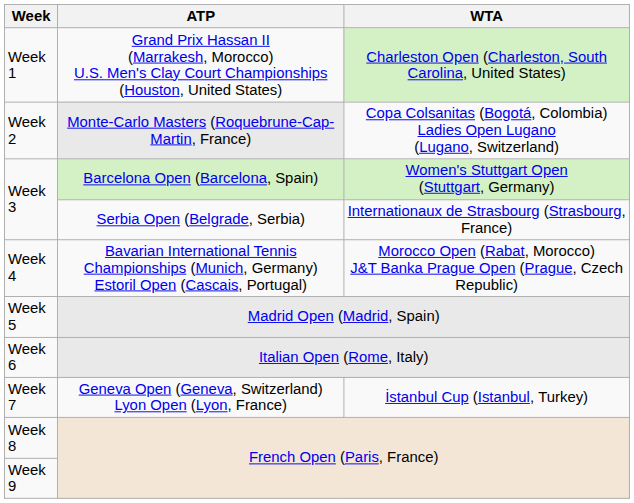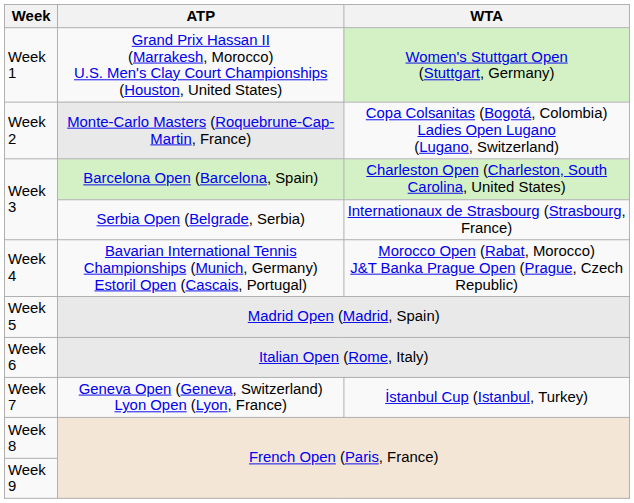(487, 65) Charleston Open (Charleston, South Carolina, United States) -> (487, 65) Women's Stuttgart Open (Stuttgart, Germany)
(487, 179) Women's Stuttgart Open (Stuttgart, Germany) -> (487, 179) Charleston Open (Charleston, South Carolina, United States)
